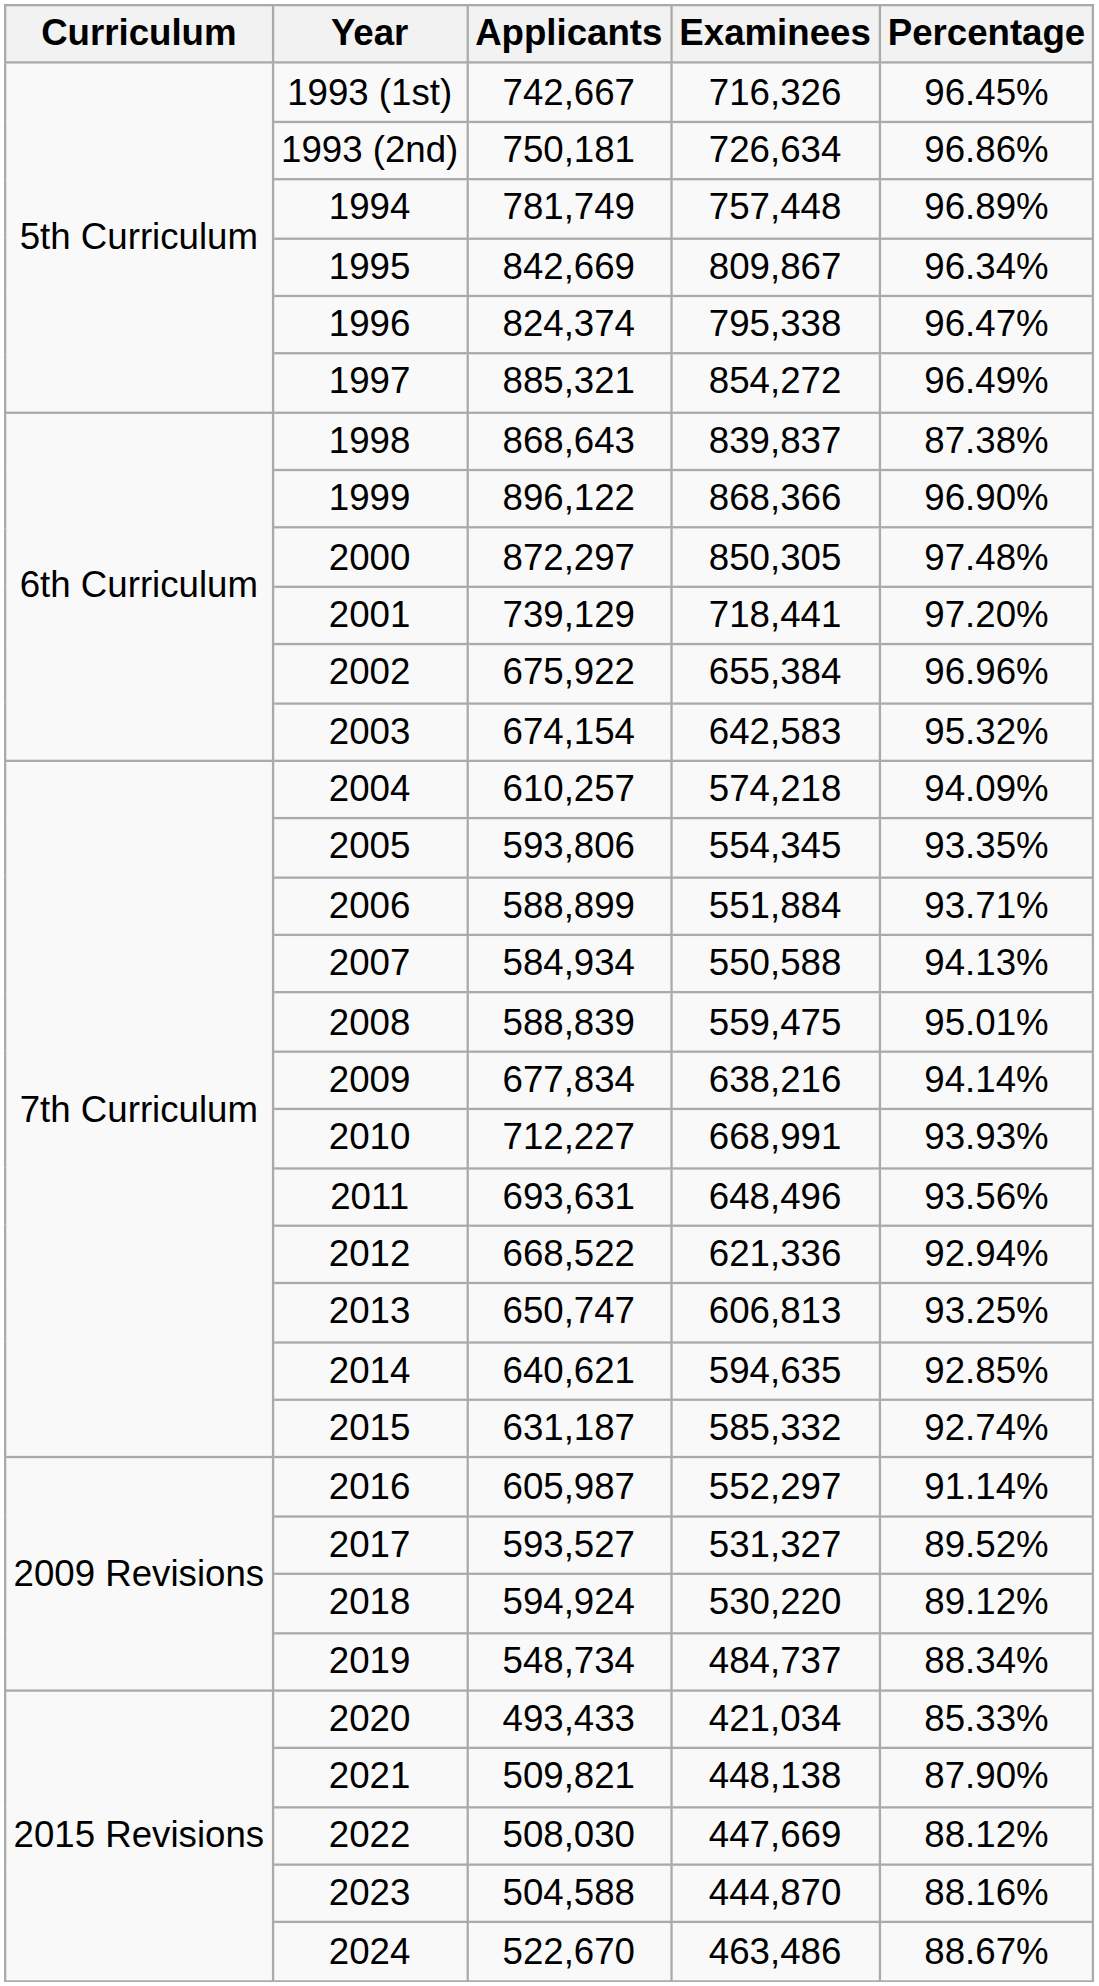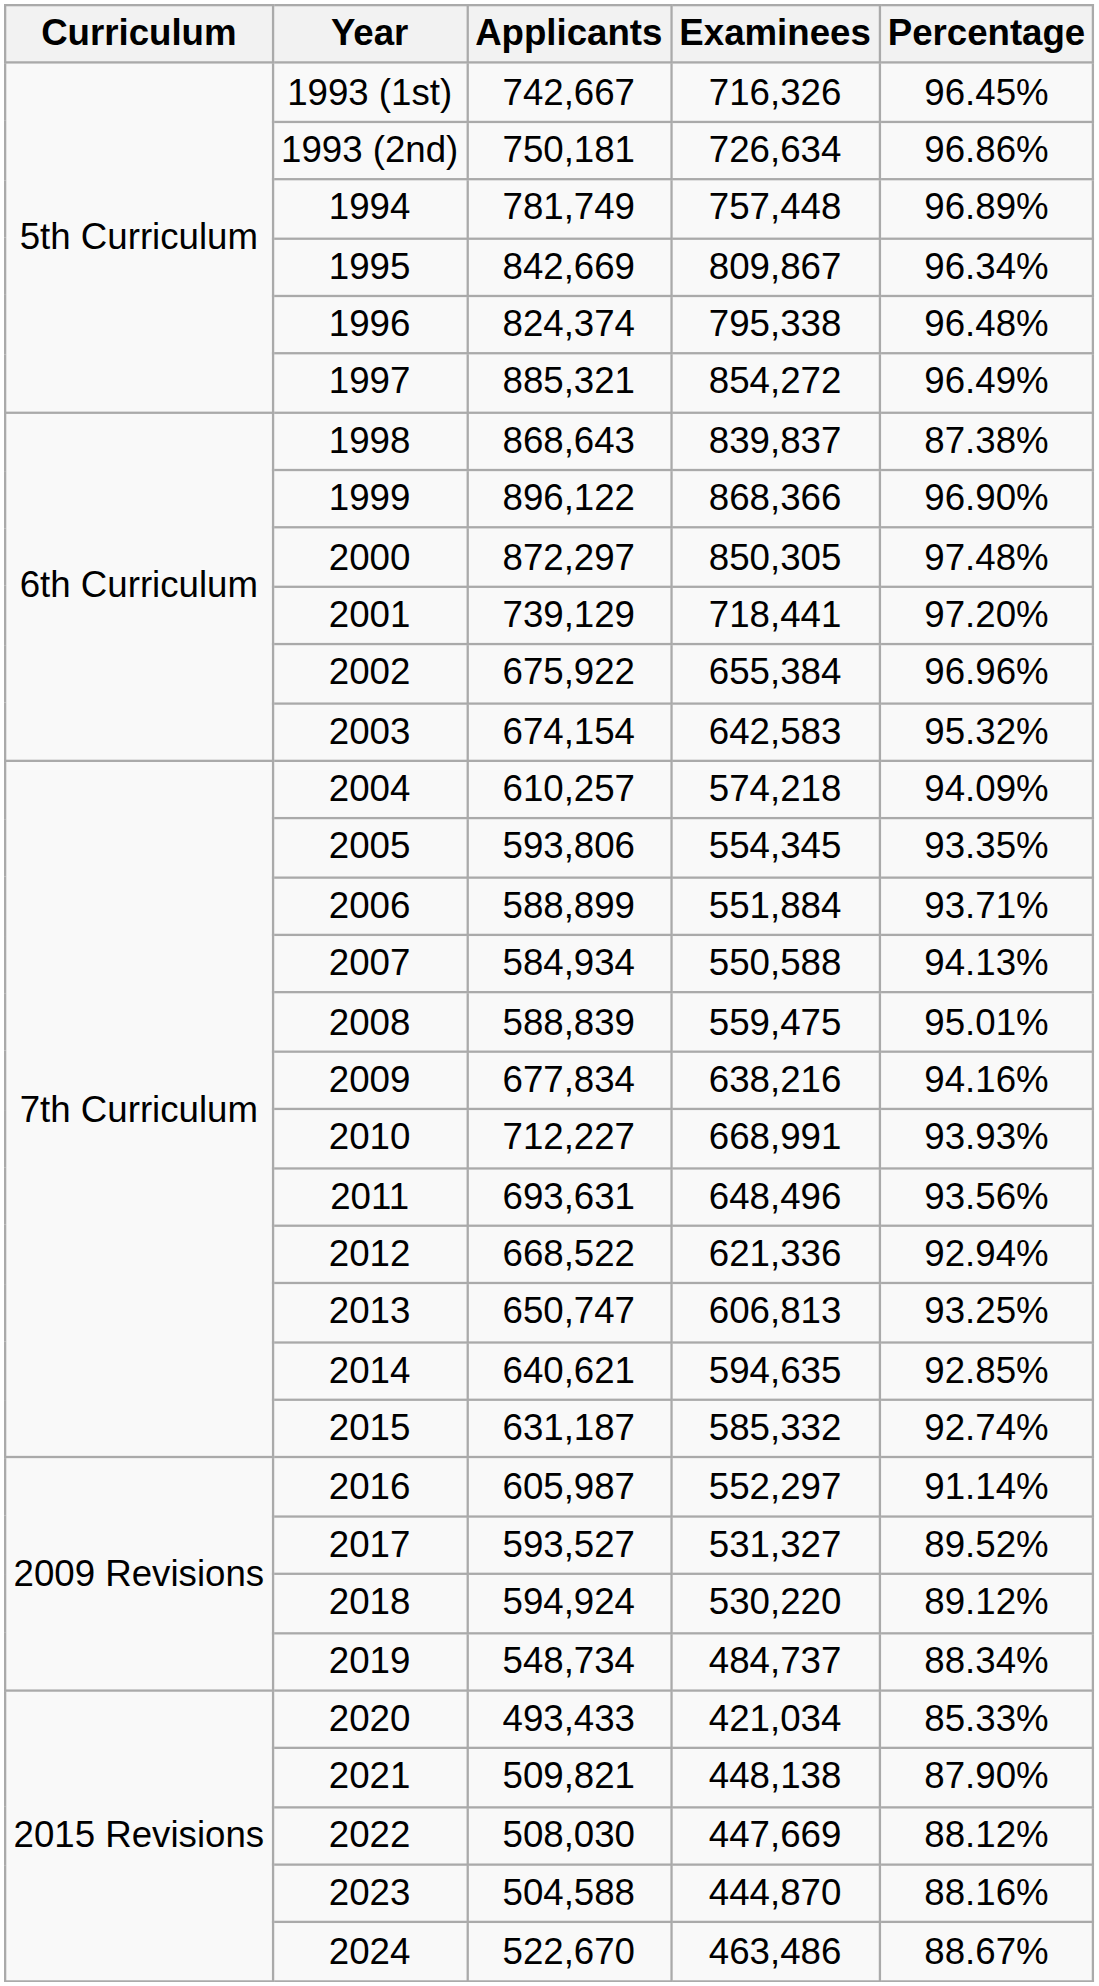(986, 324) 96.47% -> (986, 324) 96.48%
(986, 1079) 94.14% -> (986, 1079) 94.16%
